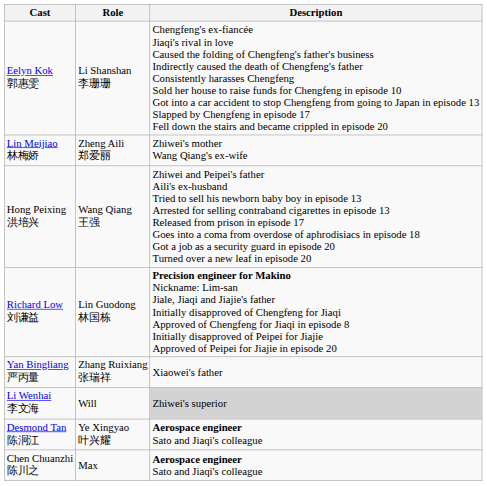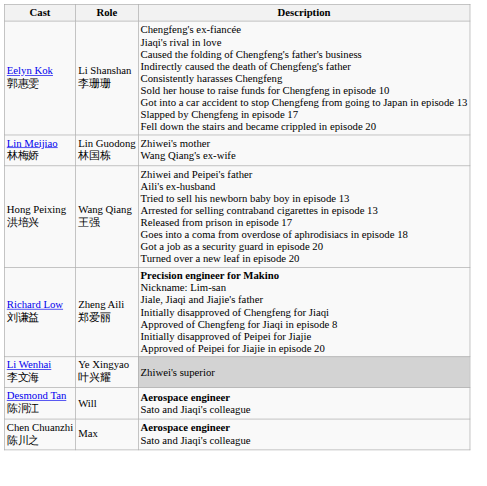(101, 149) Zheng Aili 郑爱丽 -> (107, 149) Lin Guodong 林国栋
(107, 311) Lin Guodong 林国栋 -> (101, 311) Zheng Aili 郑爱丽
- row: (38, 371)
(87, 403) Will -> (104, 371) Ye Xingyao 叶兴耀
(104, 433) Ye Xingyao 叶兴耀 -> (87, 403) Will
